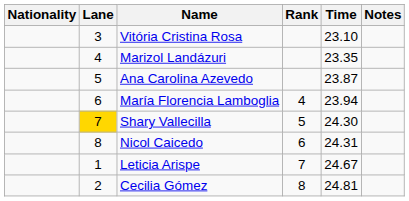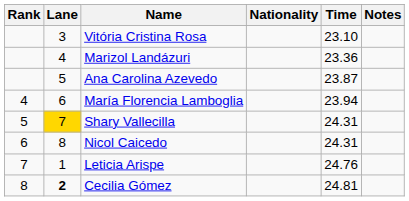columns swapped: (302, 15) <-> (42, 15)
(341, 57) 23.35 -> (341, 57) 23.36
(341, 121) 24.30 -> (341, 121) 24.31
(341, 164) 24.67 -> (341, 164) 24.76
(98, 185) normal -> (62, 185) bold
